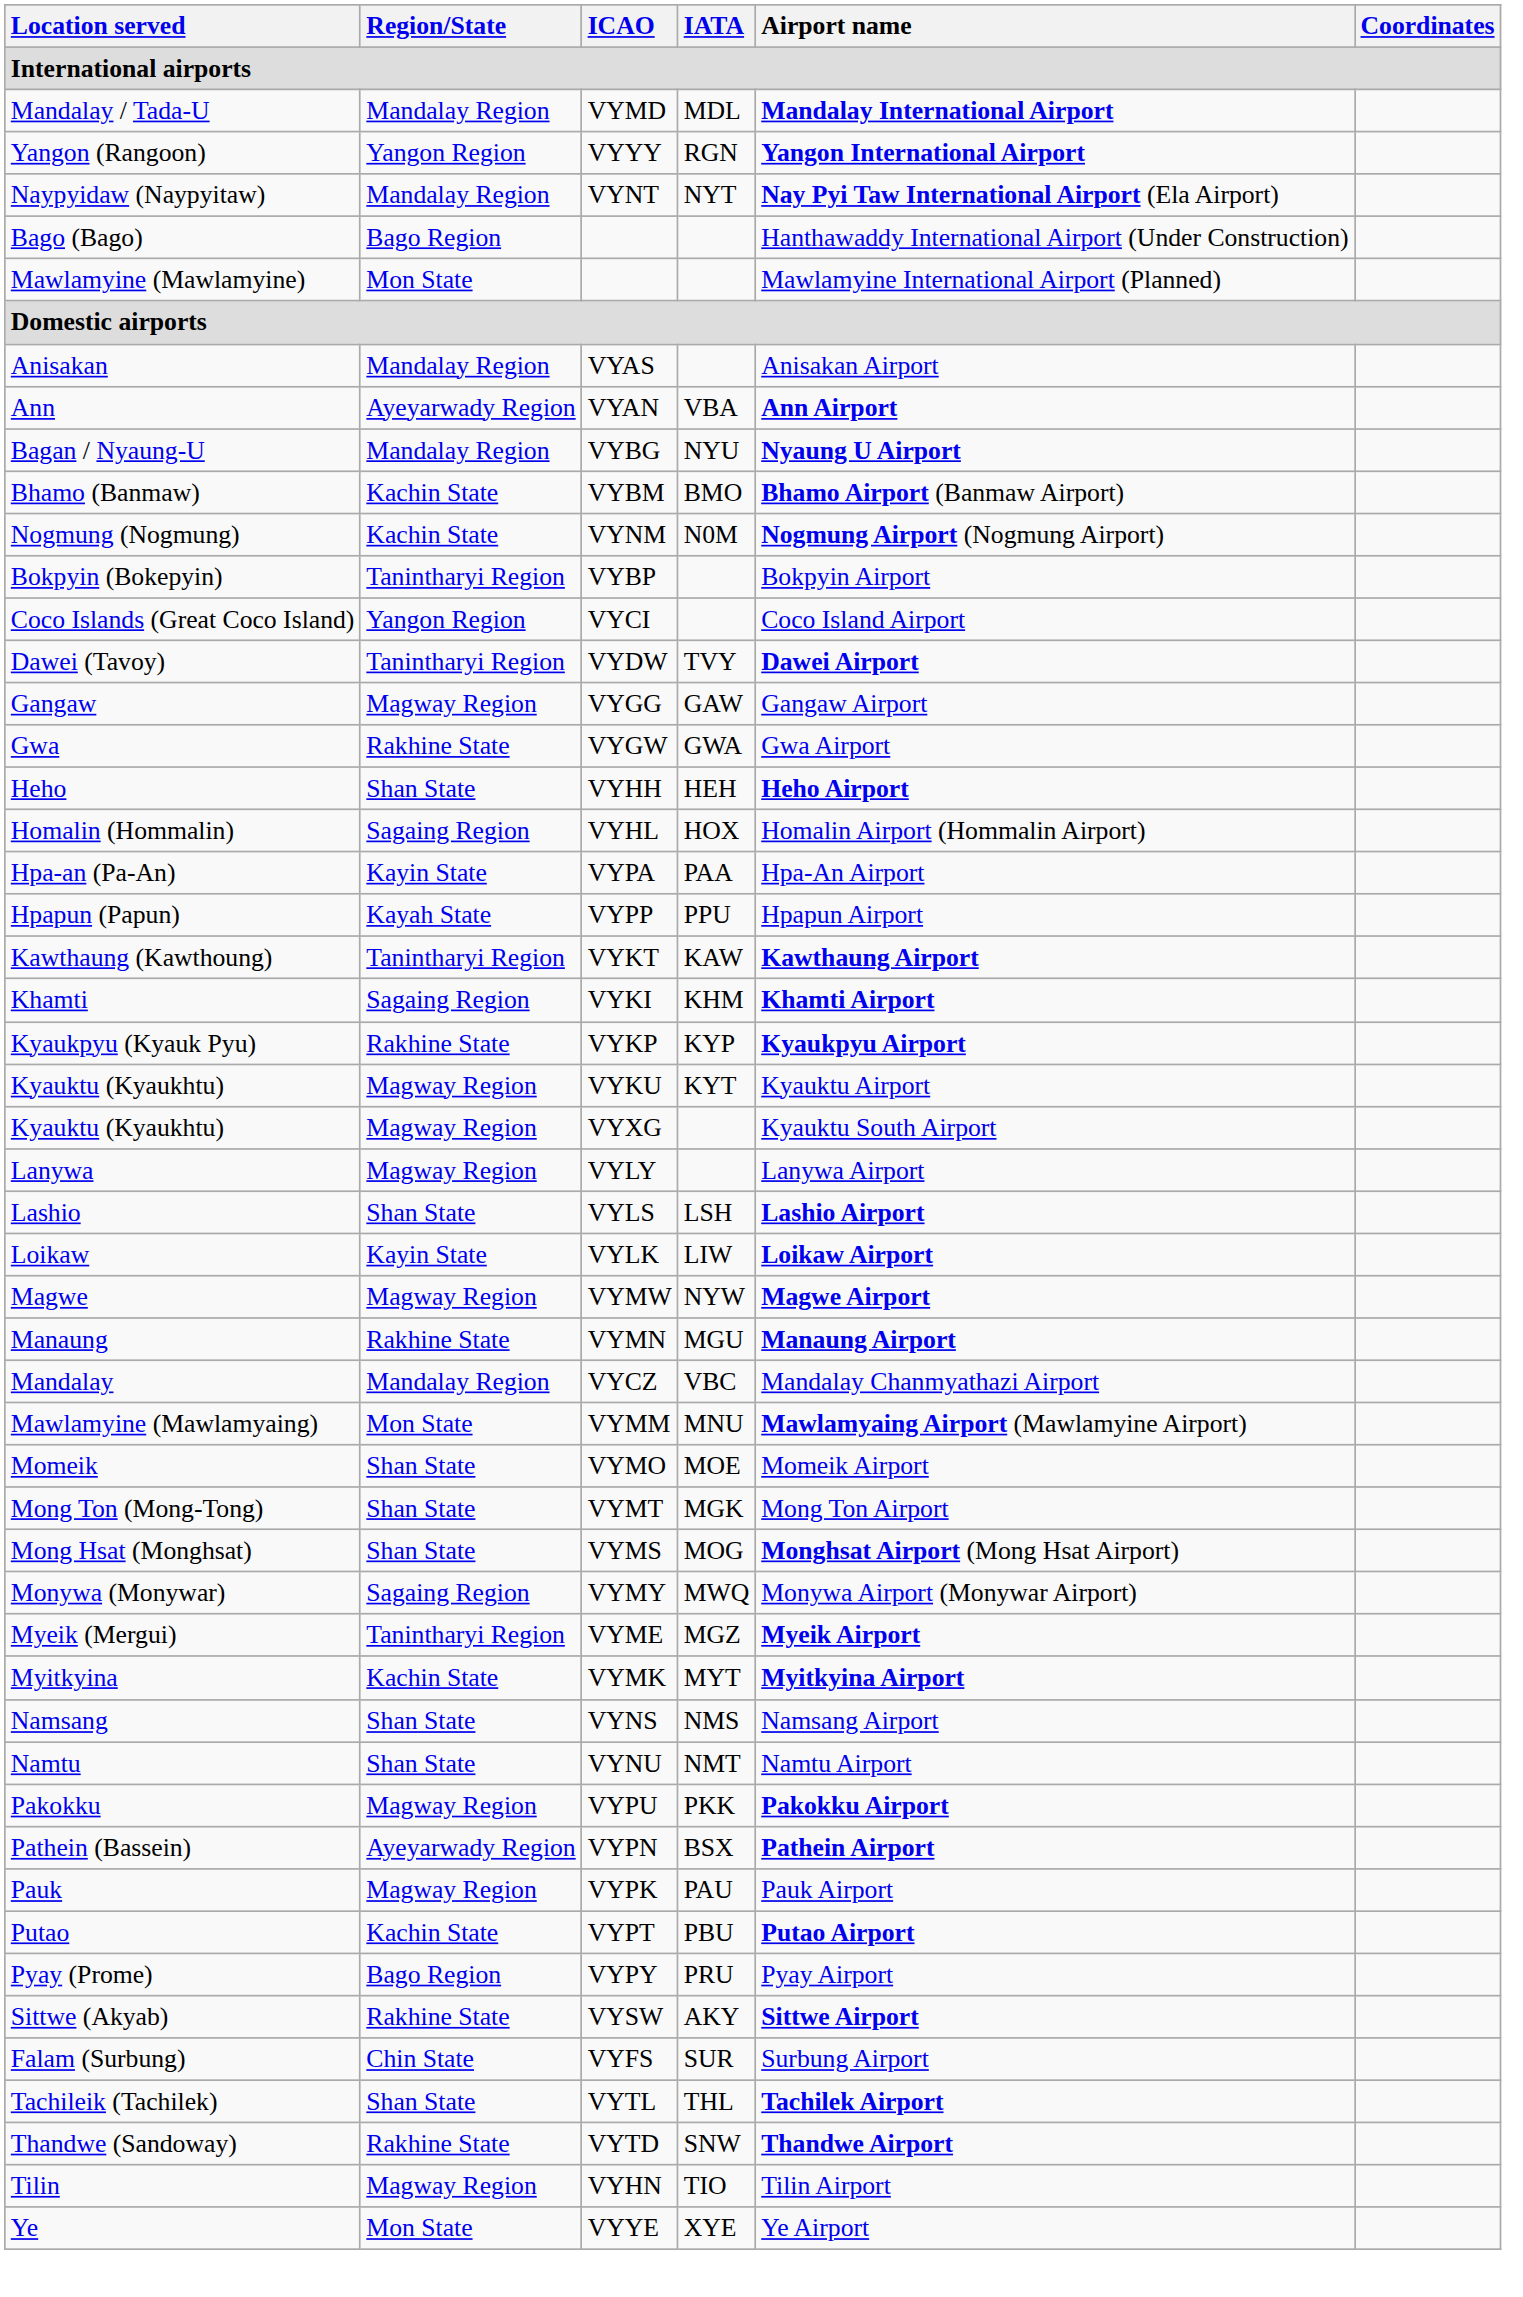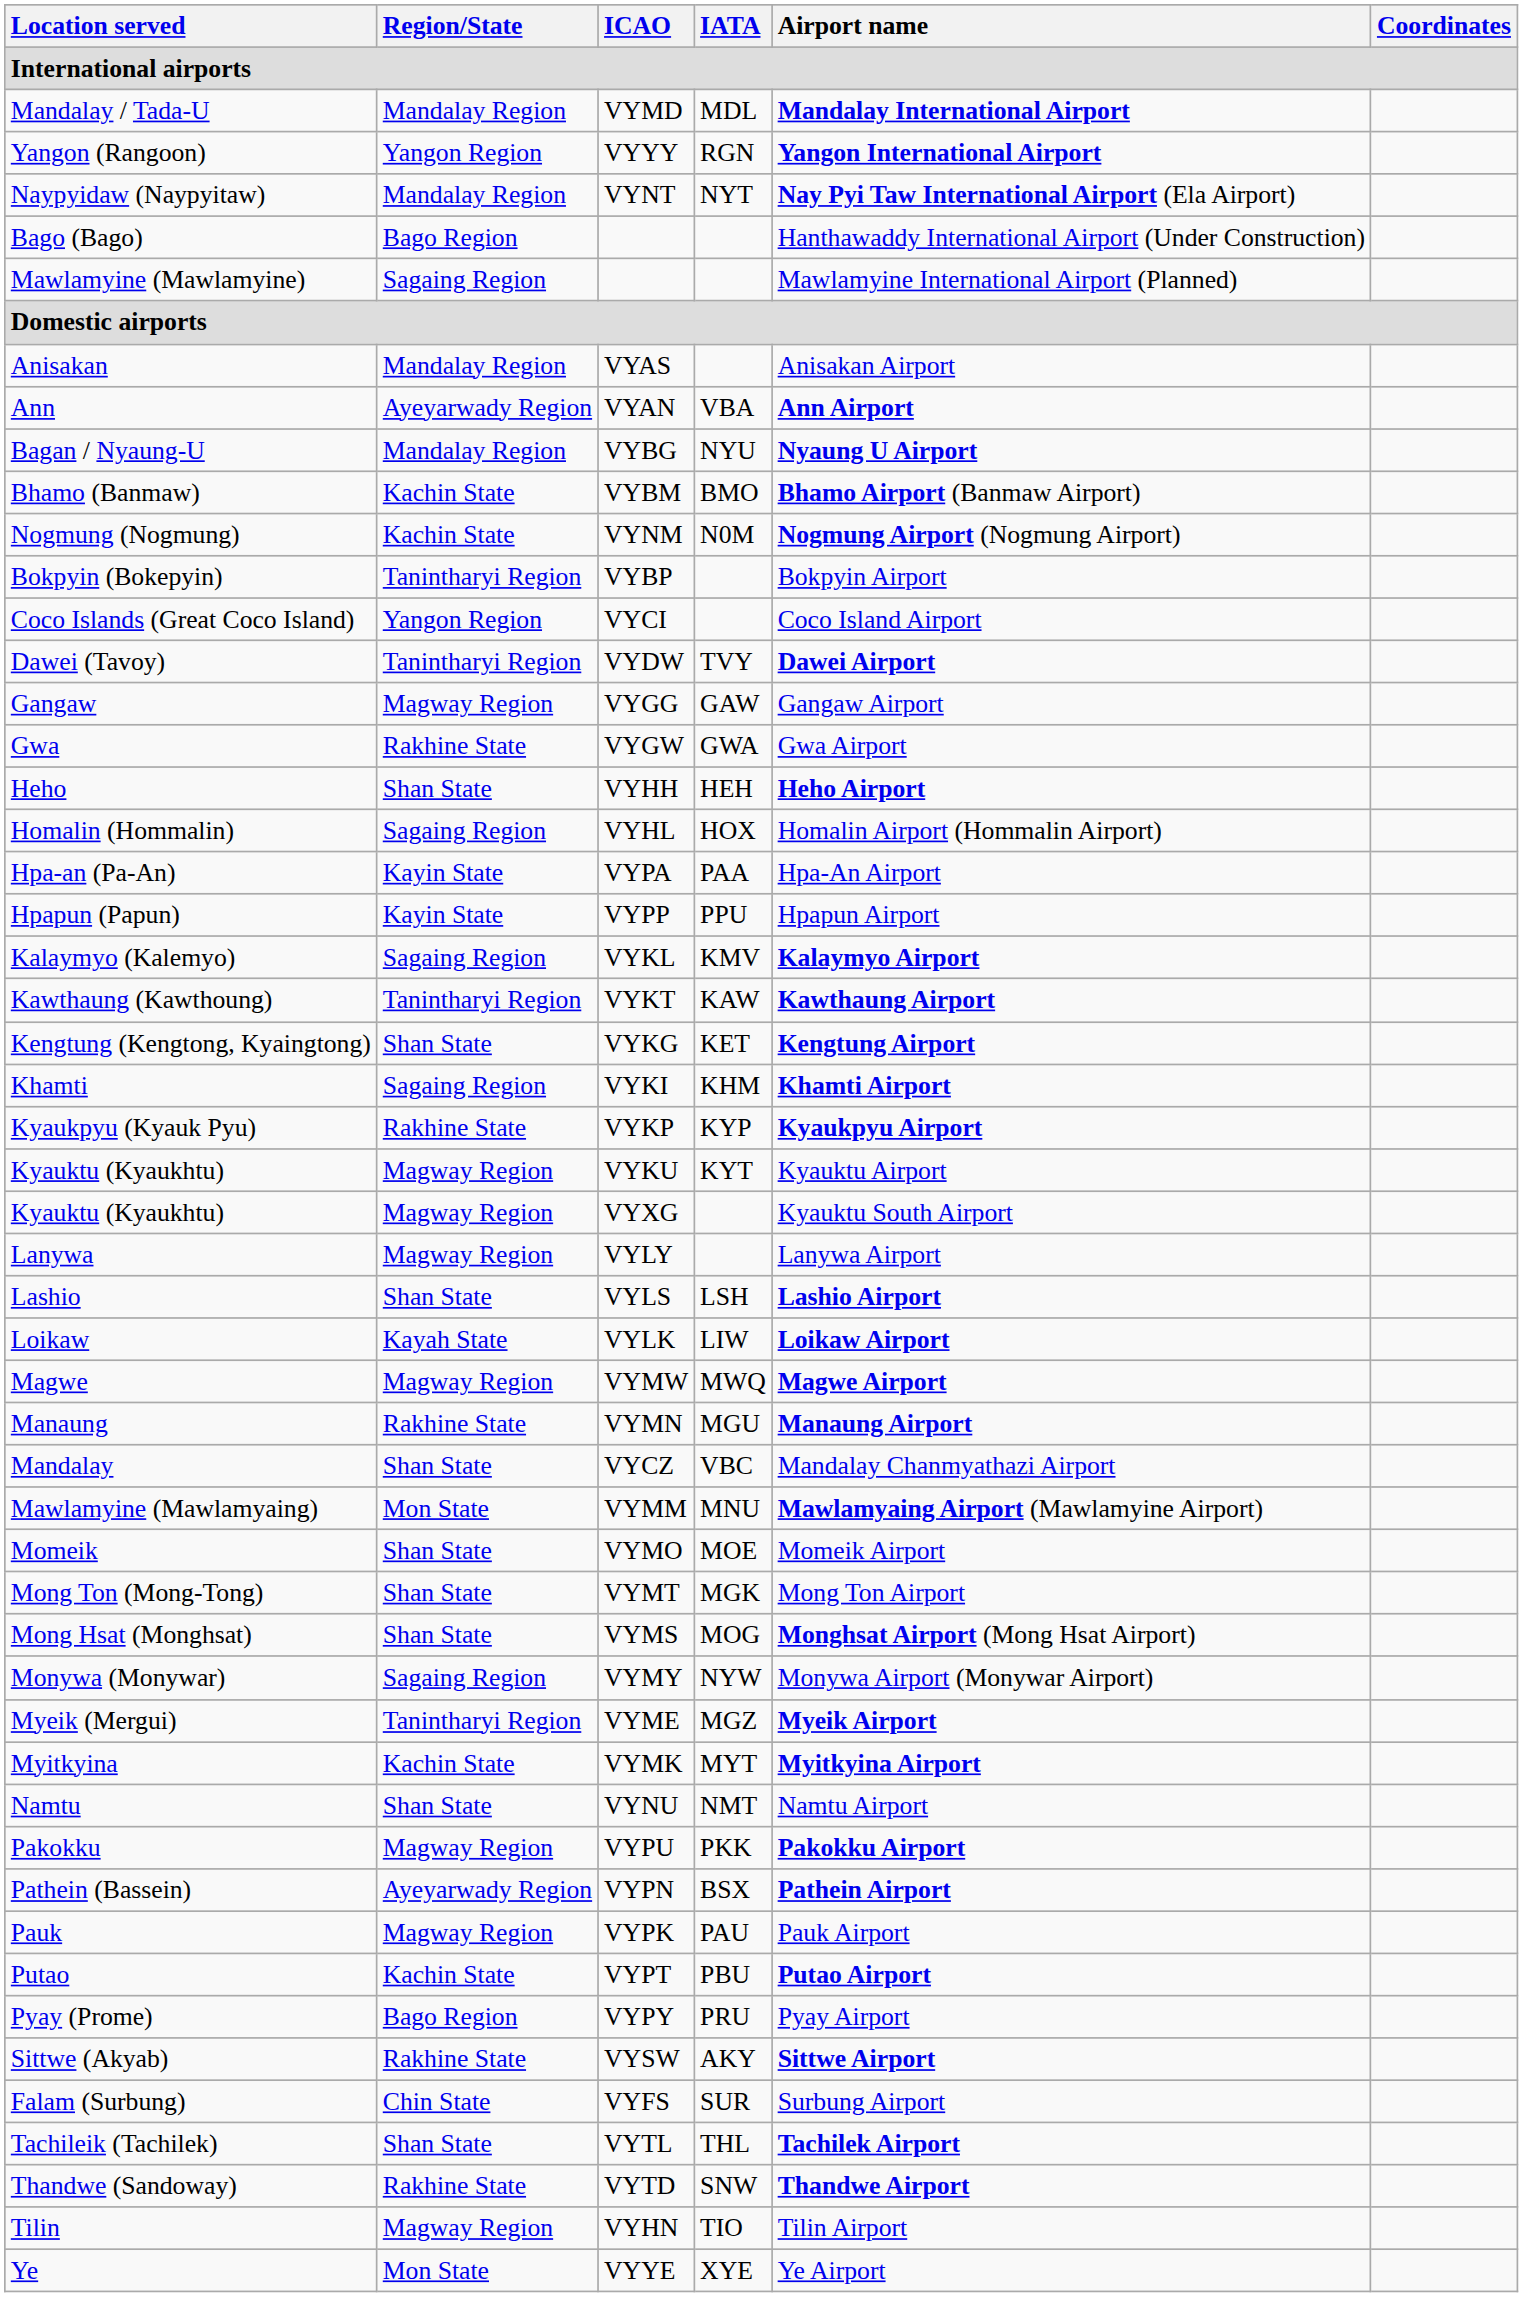(419, 279) Mon State -> (464, 279) Sagaing Region
(429, 915) Kayah State -> (443, 915) Kayin State
+ row: (123, 957)
+ row: (191, 1042)
(427, 1254) Kayin State -> (445, 1338) Kayah State
(714, 1296) NYW -> (733, 1381) MWQ
(458, 1381) Mandalay Region -> (437, 1465) Shan State
(716, 1593) MWQ -> (731, 1677) NYW
- row: (59, 1720)
